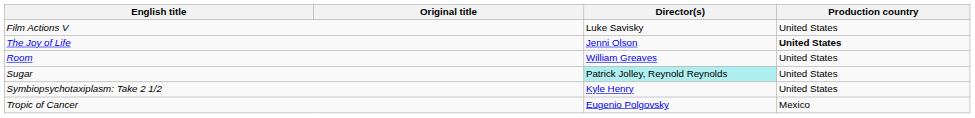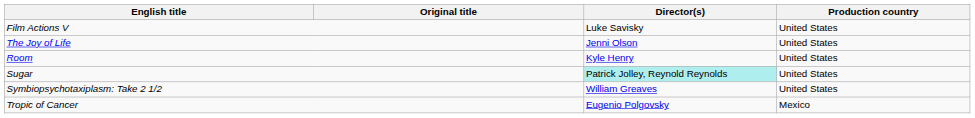(810, 43) bold -> (808, 43) normal
(621, 58) William Greaves -> (610, 58) Kyle Henry
(610, 89) Kyle Henry -> (621, 89) William Greaves
